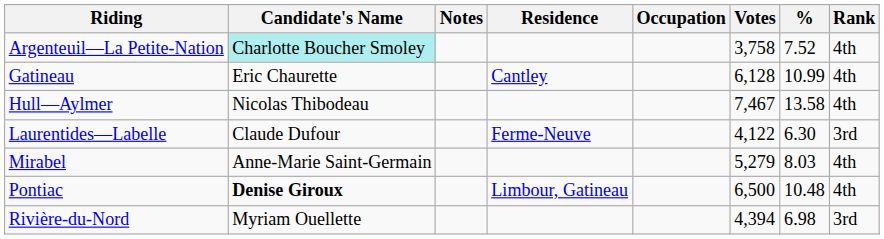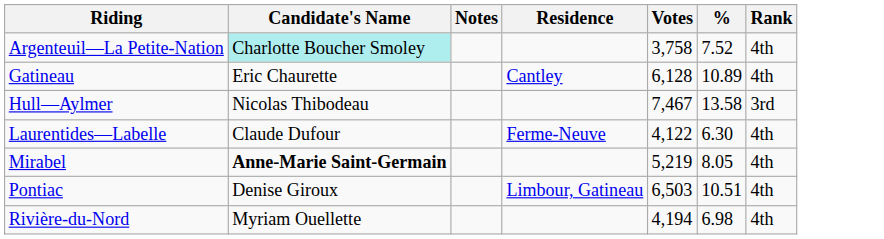- column: (681, 18)
(804, 76) 10.99 -> (722, 76) 10.89
(845, 104) 4th -> (763, 104) 3rd
(845, 133) 3rd -> (762, 133) 4th
(332, 162) normal -> (339, 162) bold
(755, 162) 5,279 -> (672, 162) 5,219
(800, 162) 8.03 -> (717, 162) 8.05
(287, 190) bold -> (285, 190) normal
(755, 190) 6,500 -> (672, 190) 6,503
(804, 190) 10.48 -> (722, 190) 10.51
(755, 219) 4,394 -> (672, 219) 4,194
(845, 219) 3rd -> (762, 219) 4th
